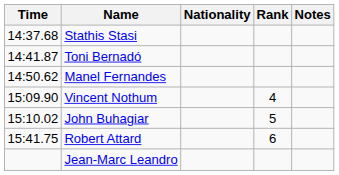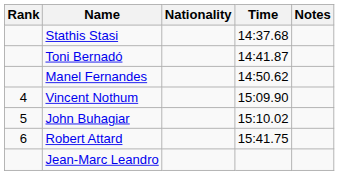columns swapped: (273, 15) <-> (33, 15)
